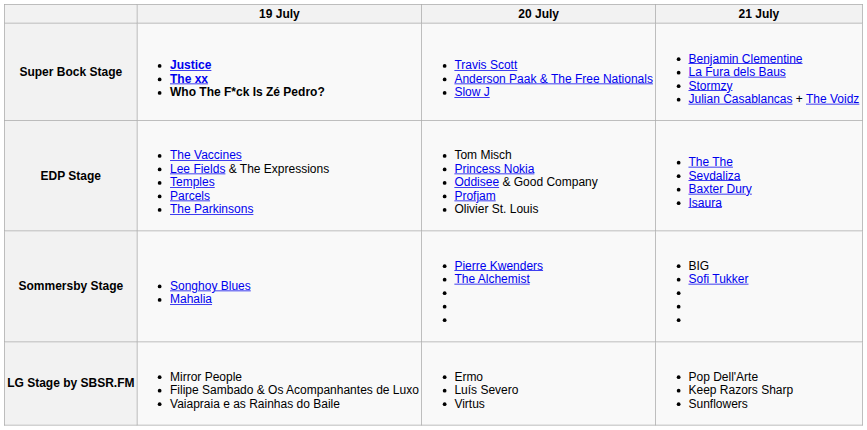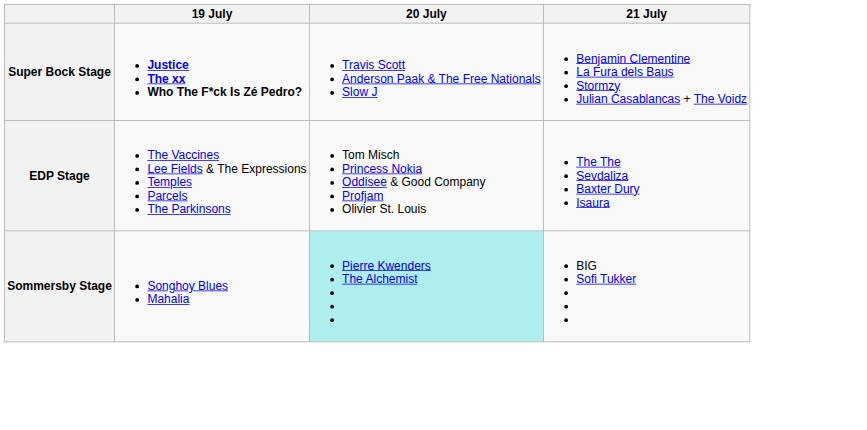(539, 293) no background -> (426, 293) paleturquoise background
- row: (71, 383)
